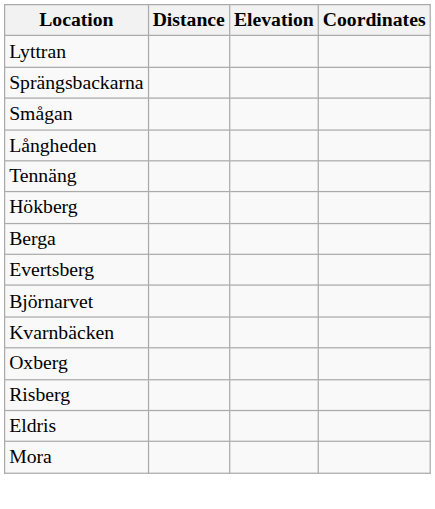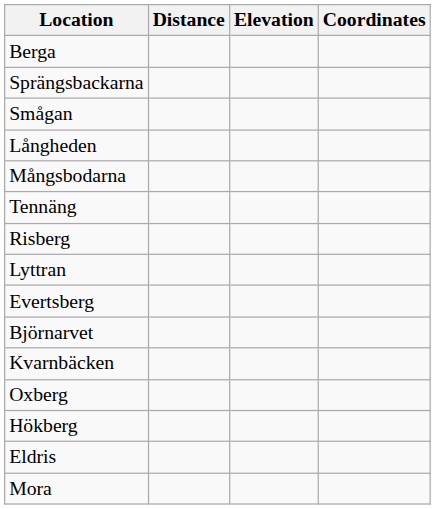rows swapped: (32, 238) <-> (38, 51)
+ row: (68, 176)
rows swapped: (40, 394) <-> (43, 207)
